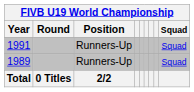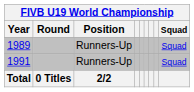rows swapped: (19, 62) <-> (19, 45)
